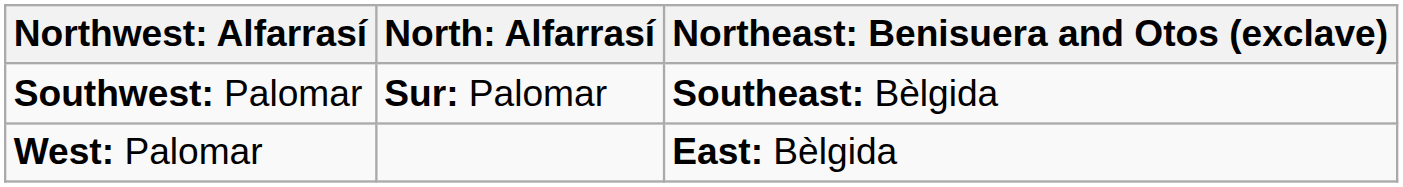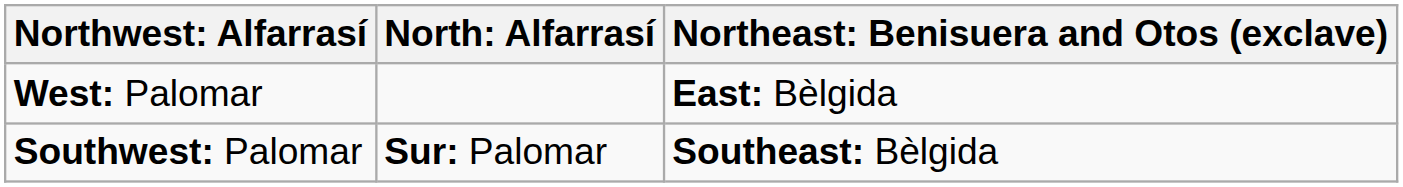rows swapped: (138, 151) <-> (188, 92)
